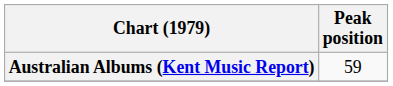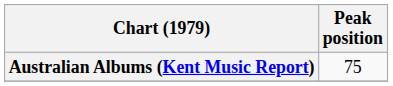(353, 66) 59 -> (353, 66) 75
